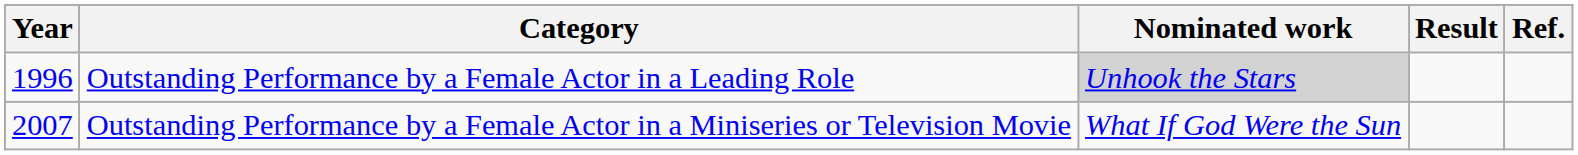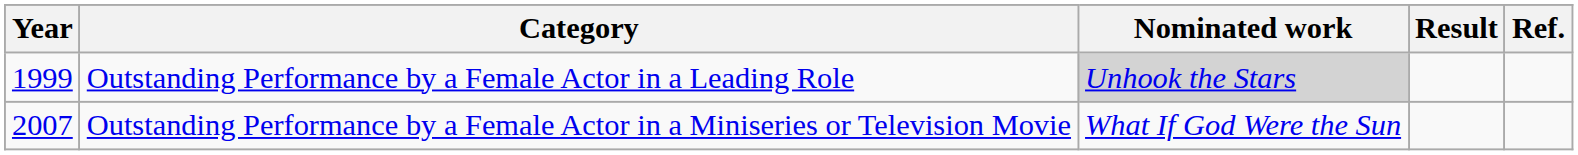(42, 76) 1996 -> (42, 76) 1999
